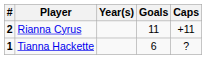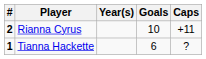(154, 29) 11 -> (154, 29) 10
